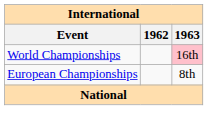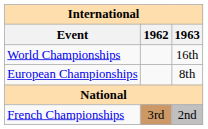(187, 54) pink background -> (187, 54) no background
+ row: (66, 114)
